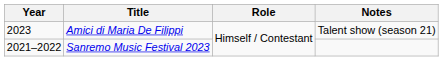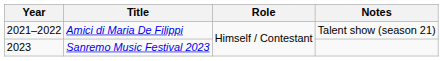(19, 30) 2023 -> (34, 30) 2021–2022
(34, 47) 2021–2022 -> (19, 47) 2023
